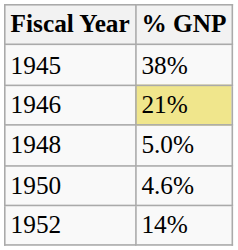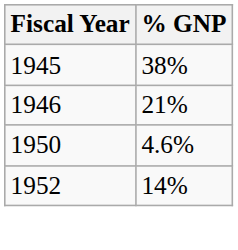(165, 104) khaki background -> (165, 104) no background
- row: (36, 144)
